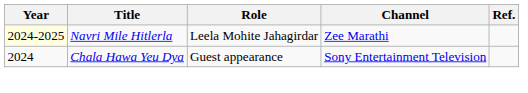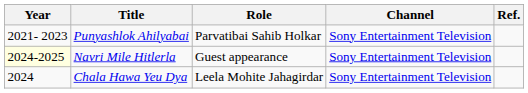+ row: (131, 35)
(254, 35) Leela Mohite Jahagirdar -> (241, 56) Guest appearance
(356, 35) Zee Marathi -> (410, 56) Sony Entertainment Television
(236, 56) Guest appearance -> (259, 77) Leela Mohite Jahagirdar
